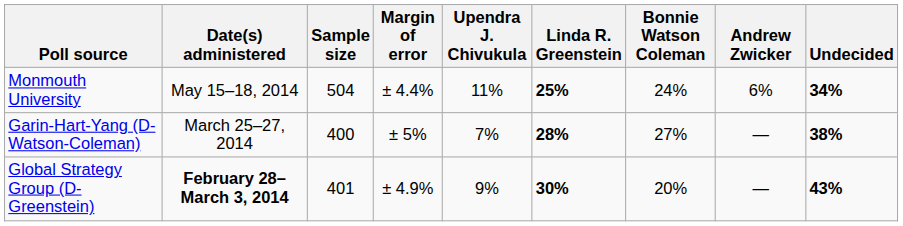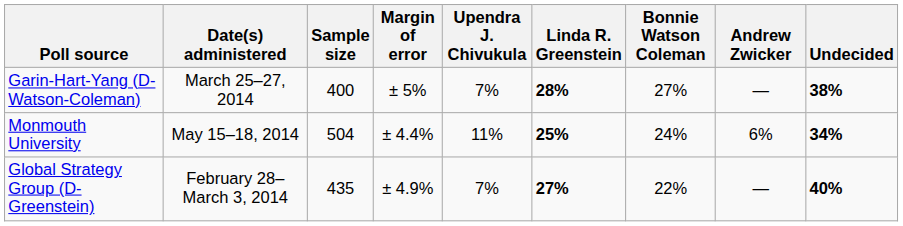rows swapped: (47, 90) <-> (82, 134)
(235, 188) bold -> (235, 188) normal
(341, 188) 401 -> (340, 188) 435
(487, 188) 9% -> (487, 188) 7%
(552, 188) 30% -> (552, 188) 27%
(671, 188) 20% -> (671, 188) 22%
(826, 188) 43% -> (826, 188) 40%
